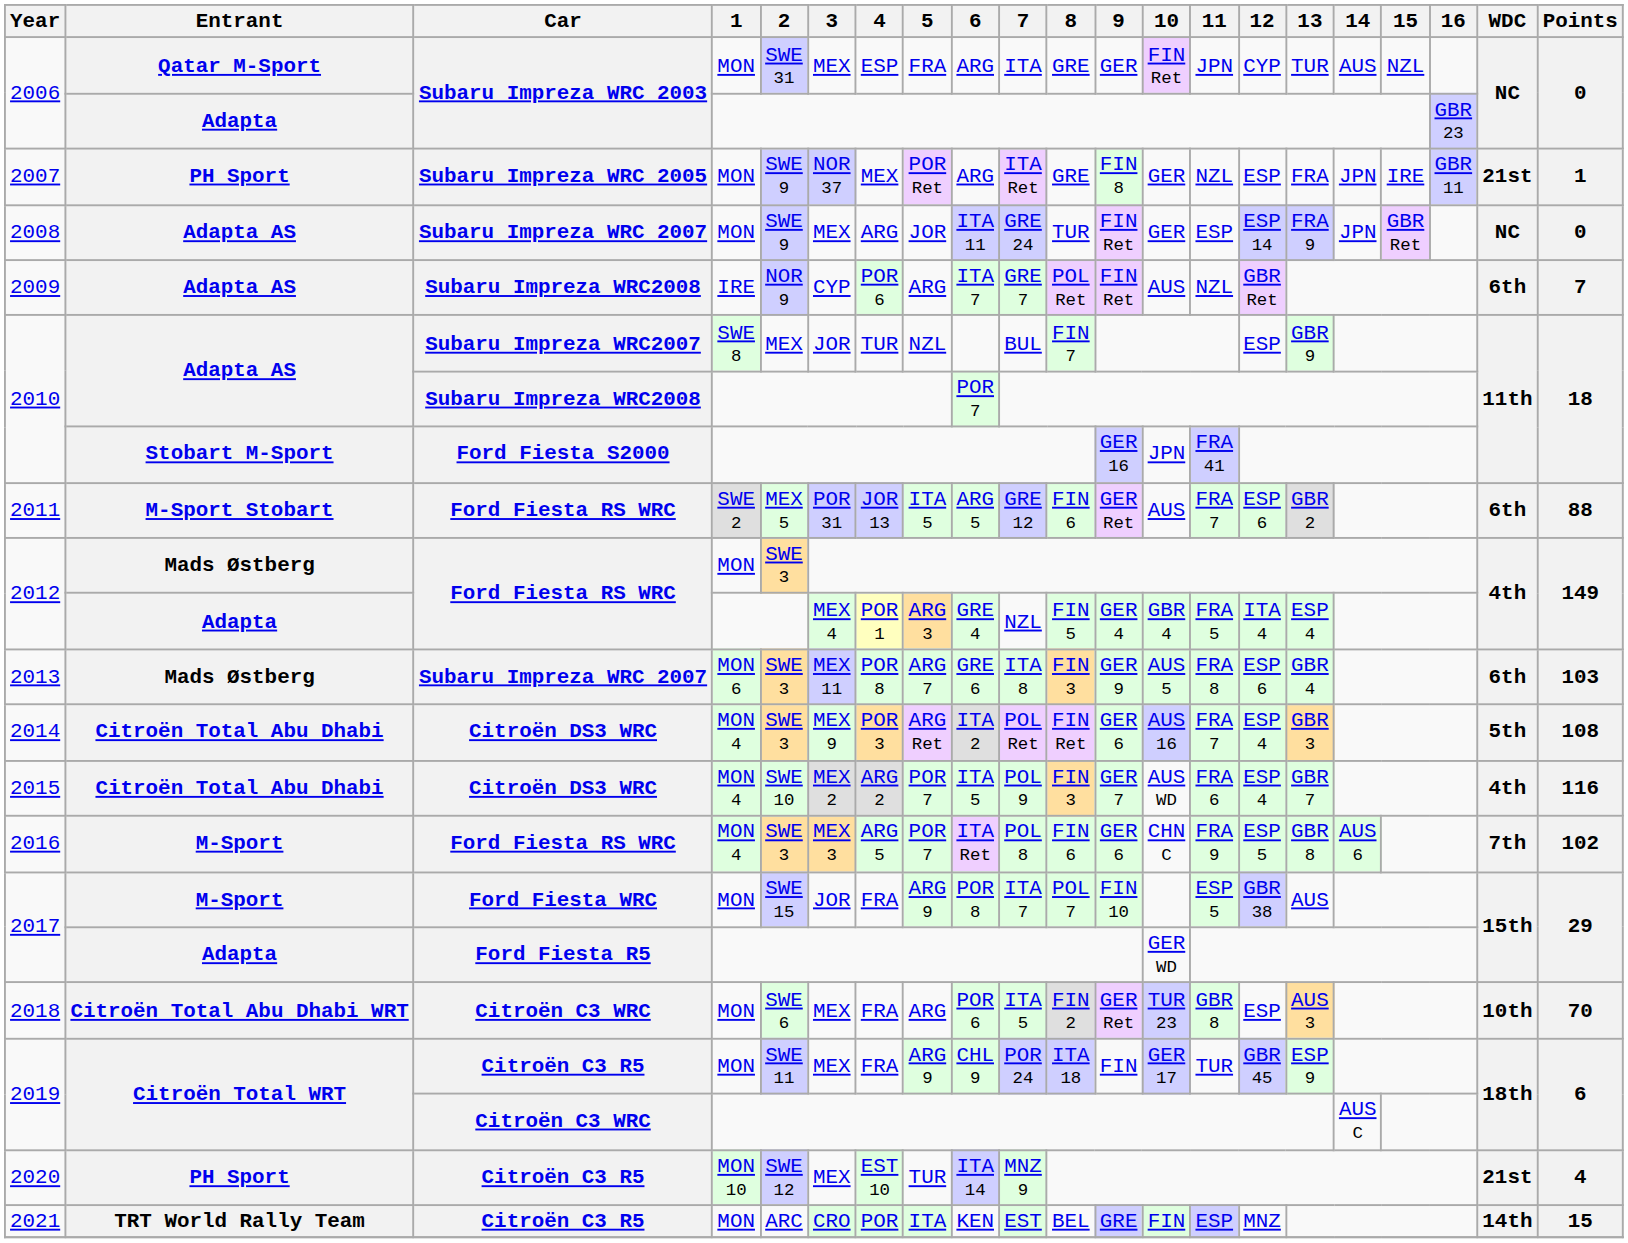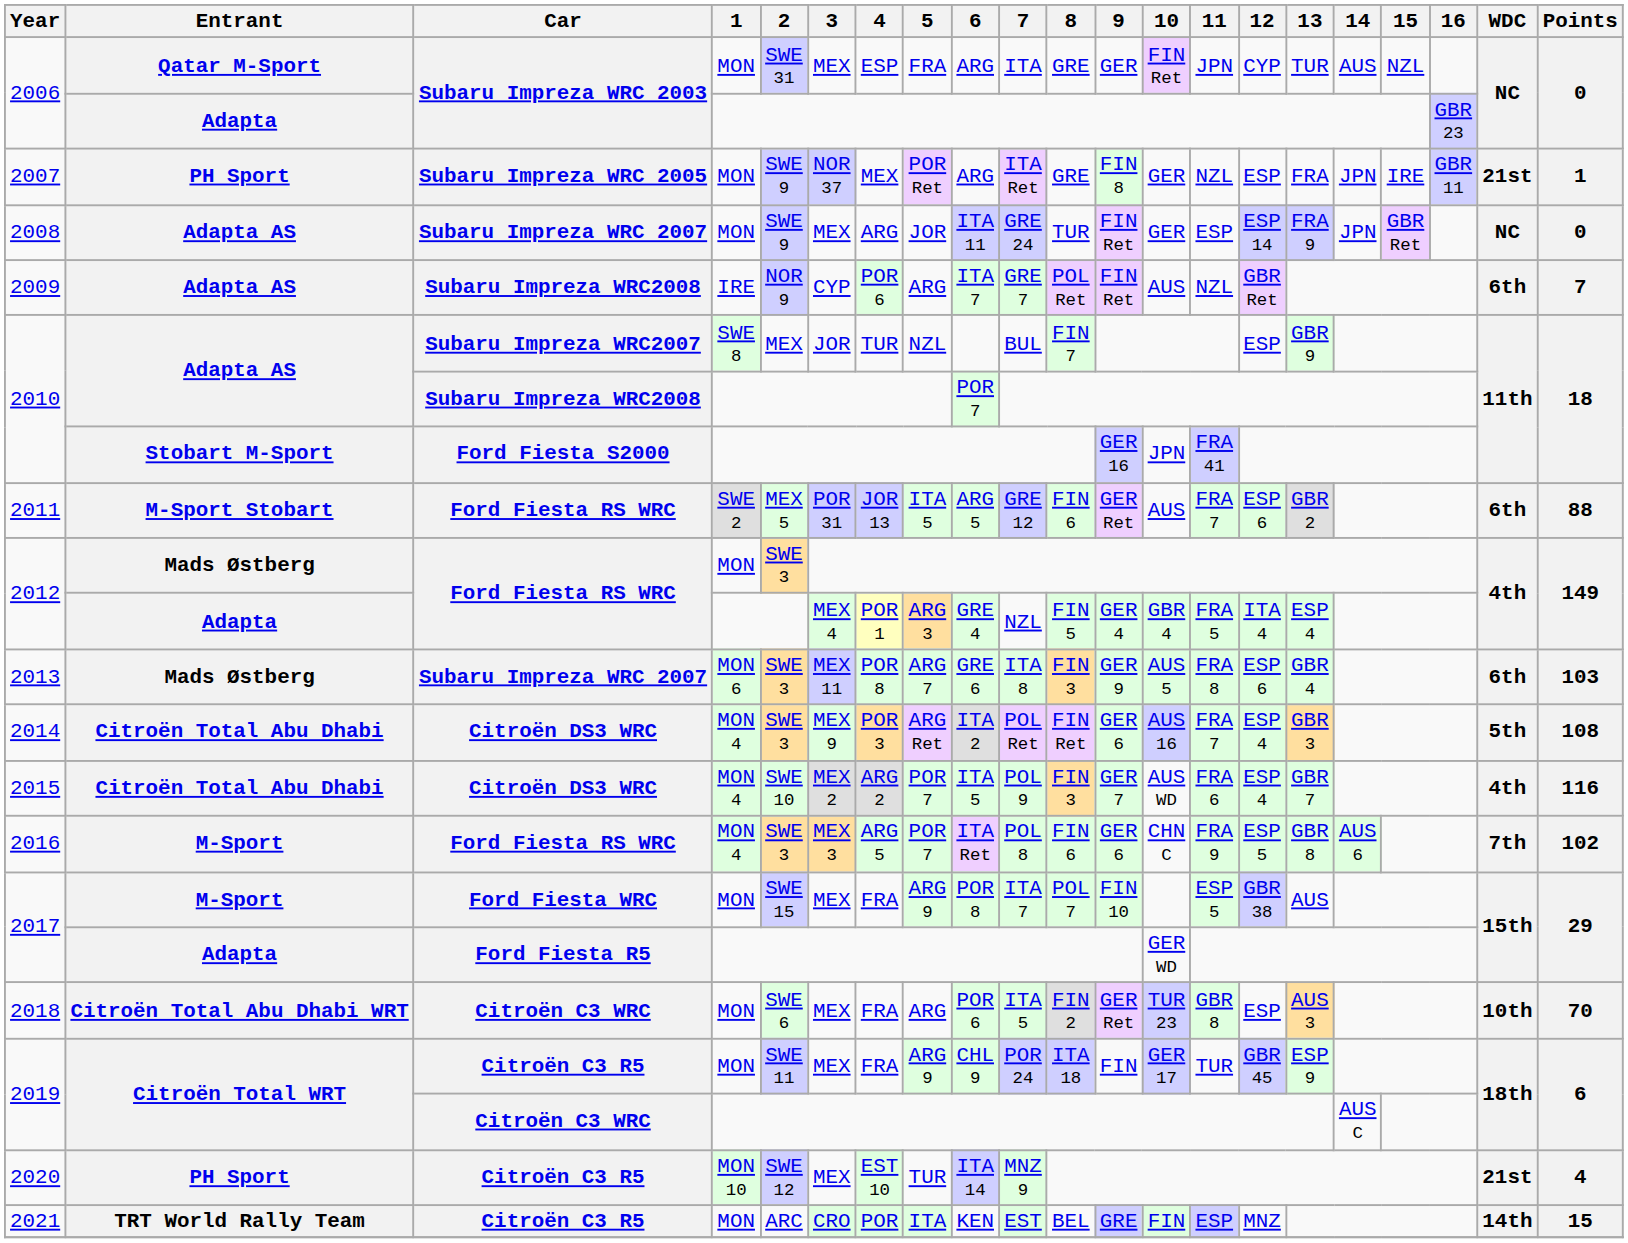(832, 899) JOR -> (832, 899) MEX
